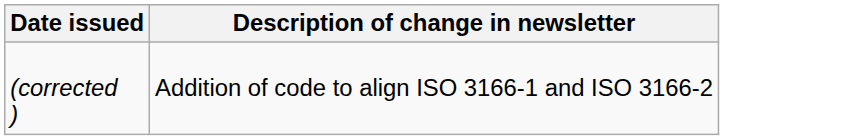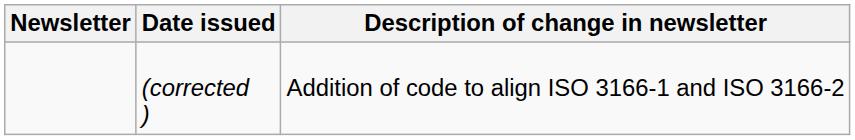+ column: (71, 23)
